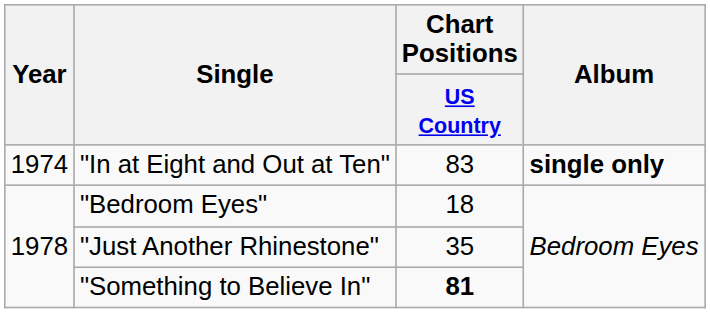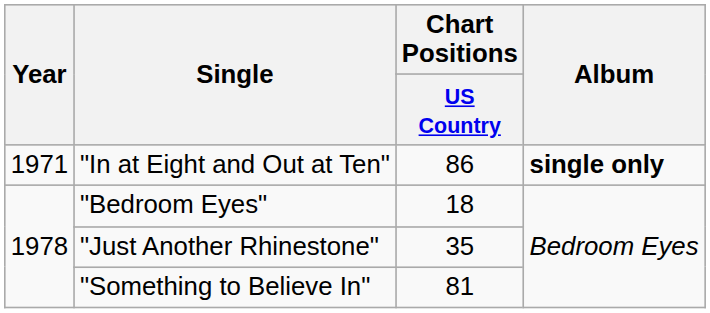(39, 164) 1974 -> (39, 164) 1971
(460, 164) 83 -> (460, 164) 86
(460, 287) bold -> (460, 287) normal
